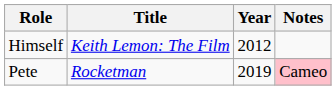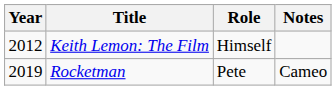columns swapped: (254, 17) <-> (36, 17)
(303, 71) pink background -> (303, 71) no background
